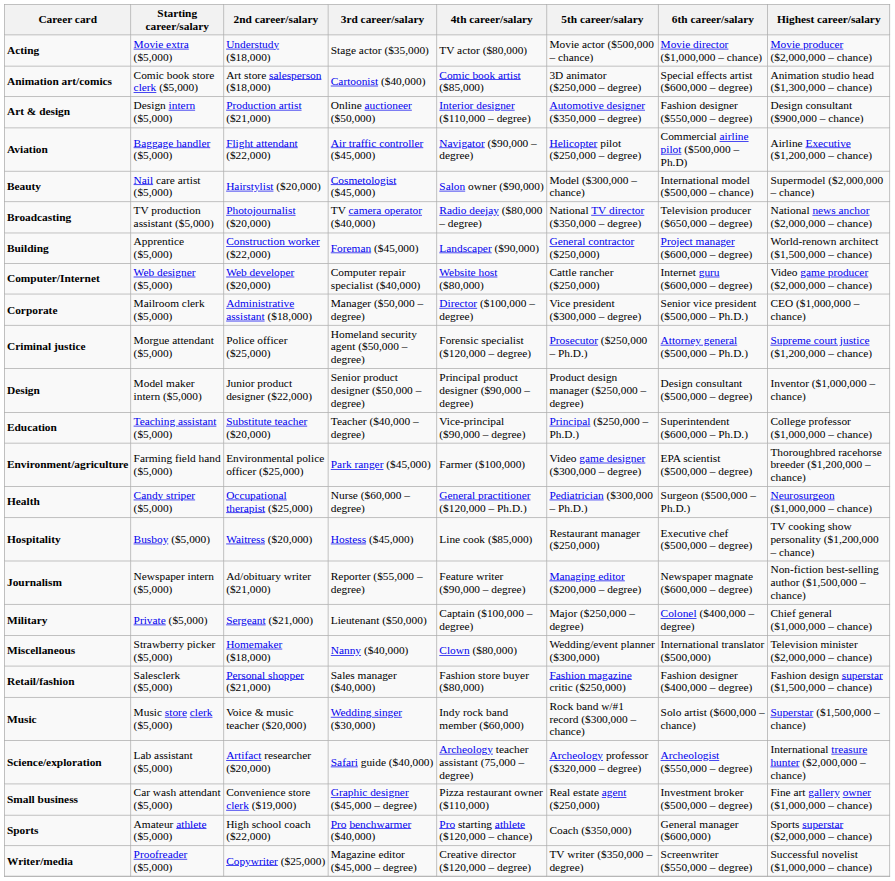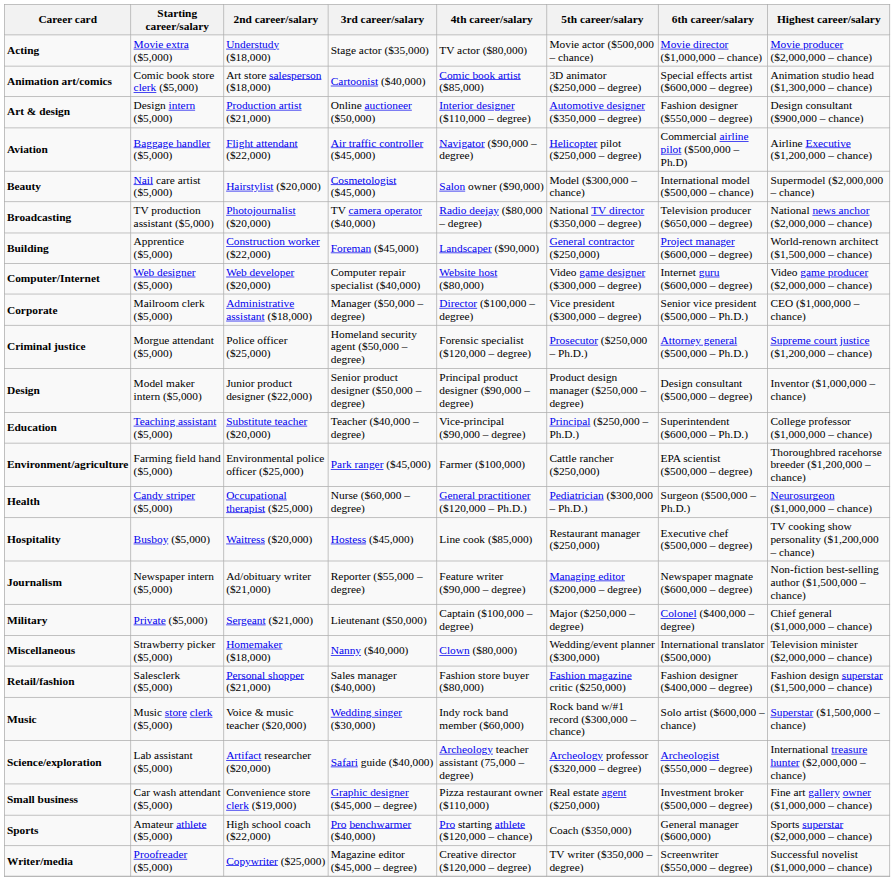(581, 279) Cattle rancher ($250,000) -> (597, 279) Video game designer ($300,000 – degree)
(597, 464) Video game designer ($300,000 – degree) -> (581, 464) Cattle rancher ($250,000)
